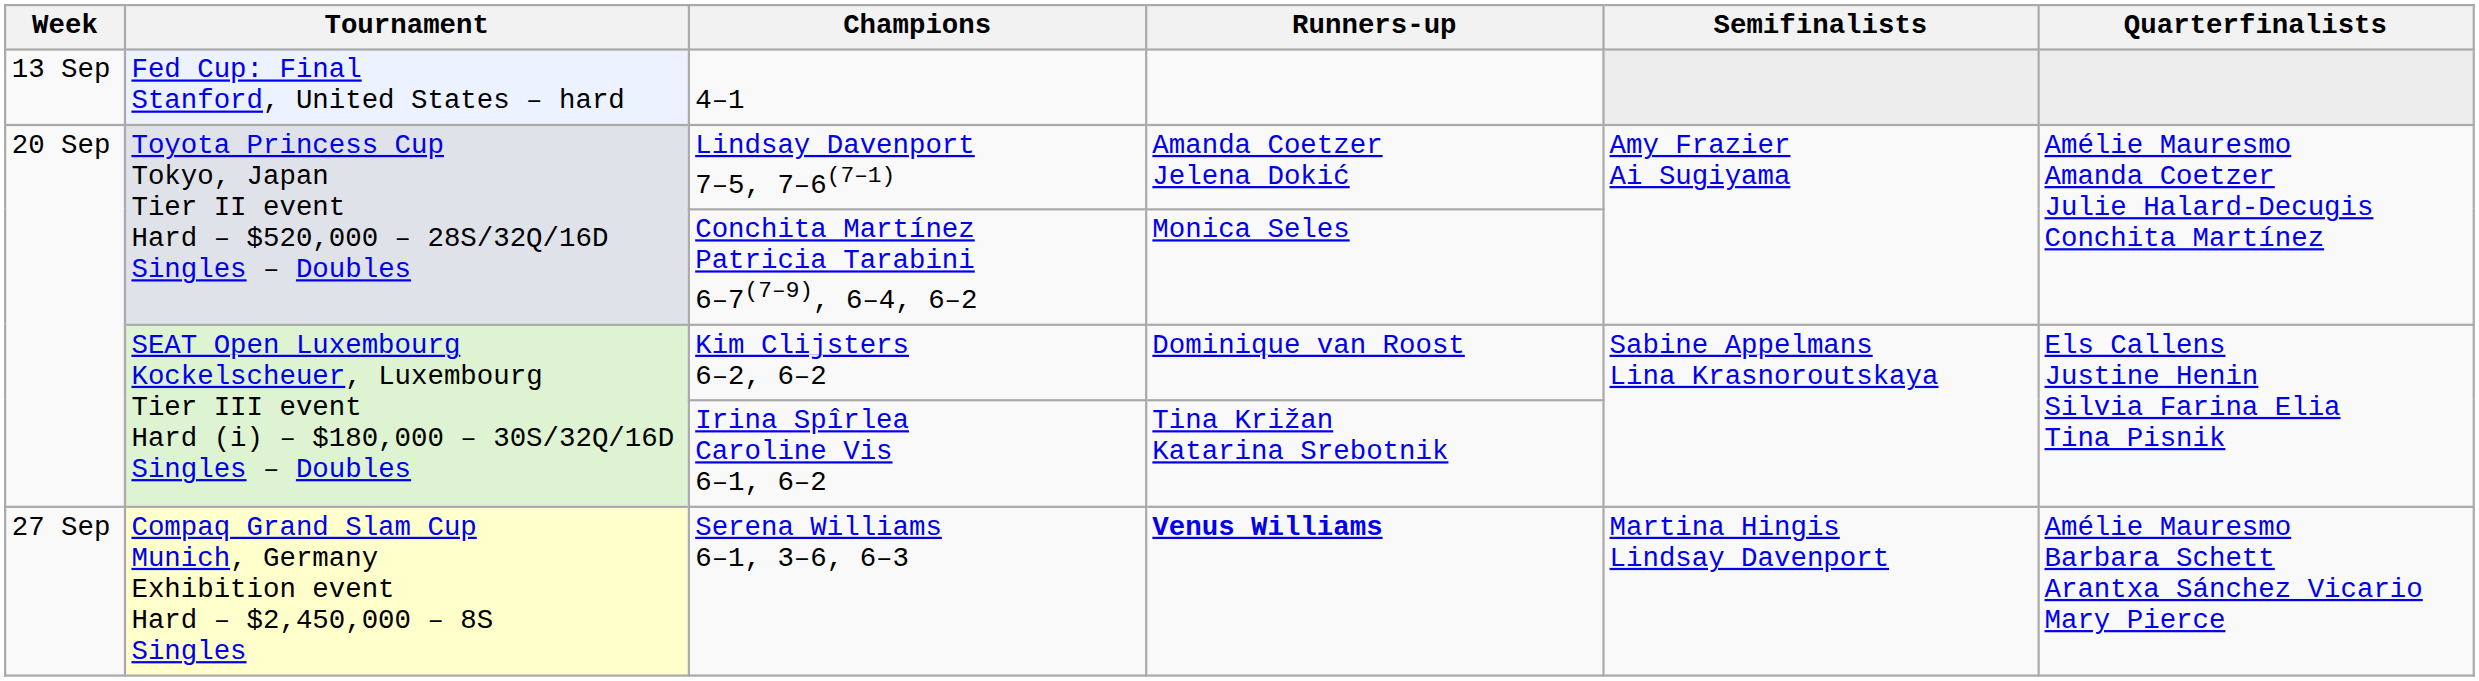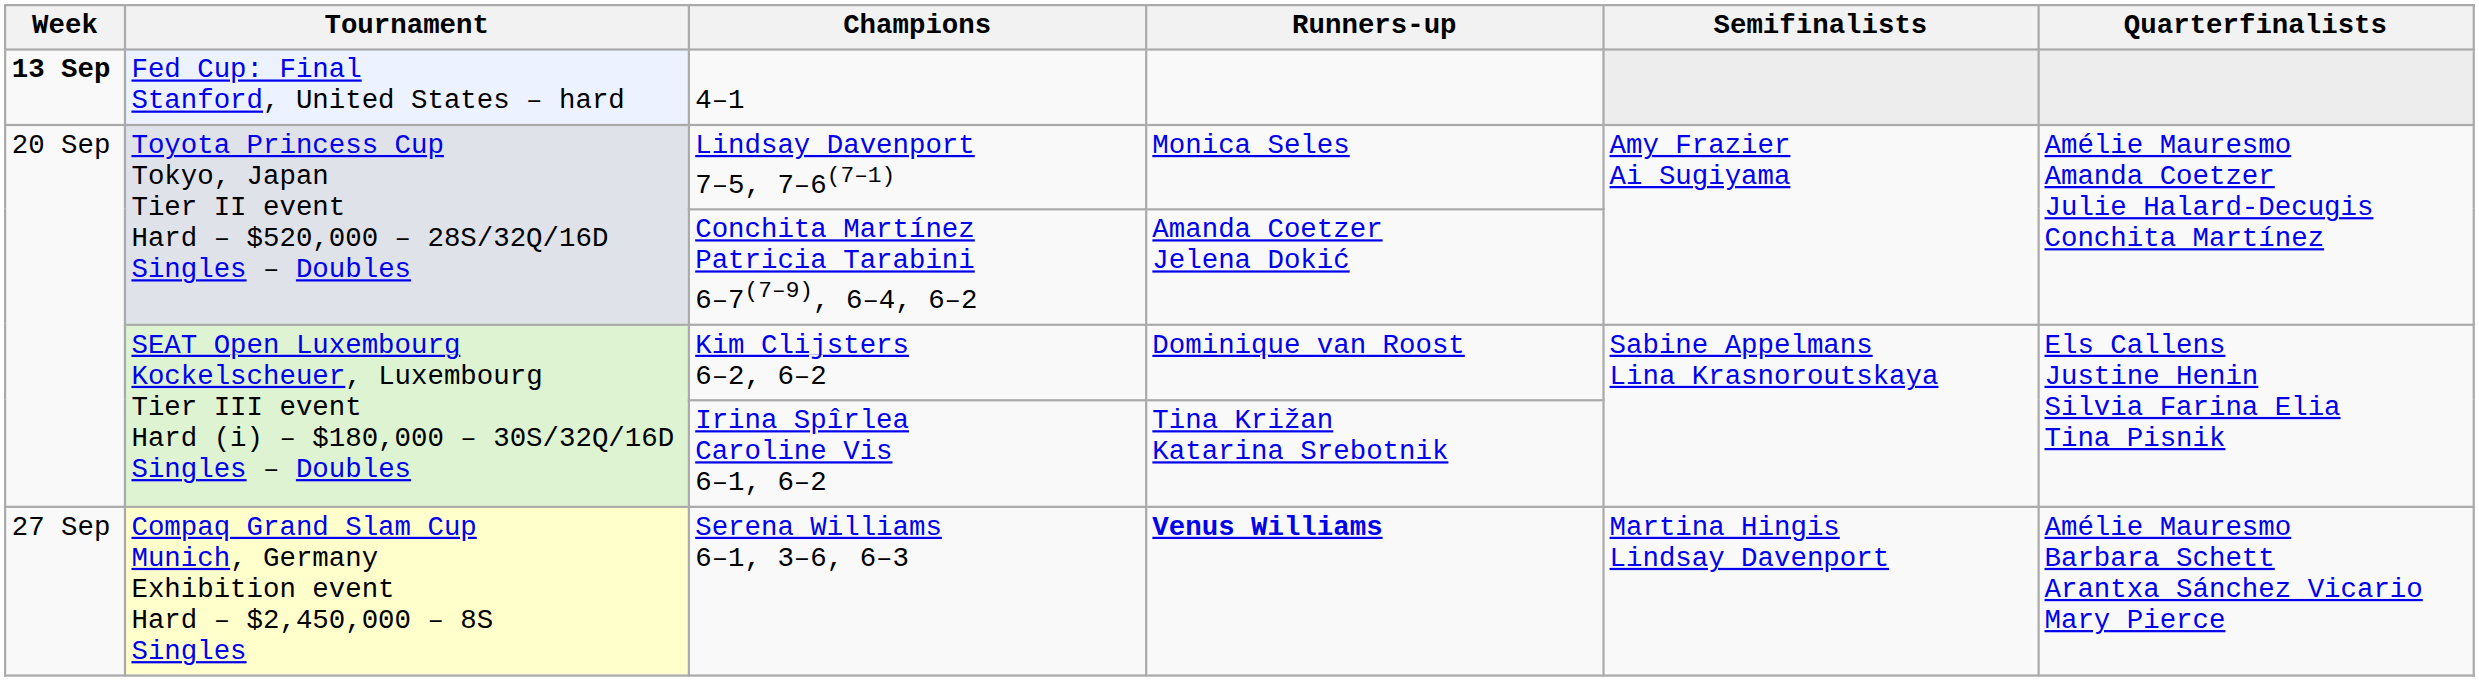(61, 72) normal -> (61, 72) bold
(1267, 163) Amanda Coetzer Jelena Dokić -> (1251, 147) Monica Seles
(1251, 232) Monica Seles -> (1267, 247) Amanda Coetzer Jelena Dokić
